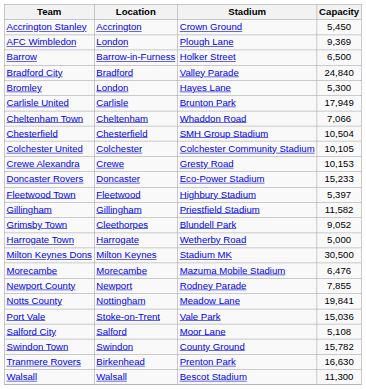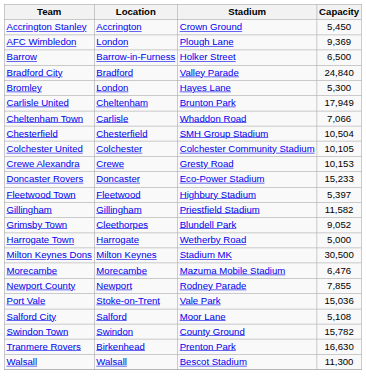(112, 103) Carlisle -> (122, 103) Cheltenham
(122, 118) Cheltenham -> (112, 118) Carlisle
- row: (34, 301)
